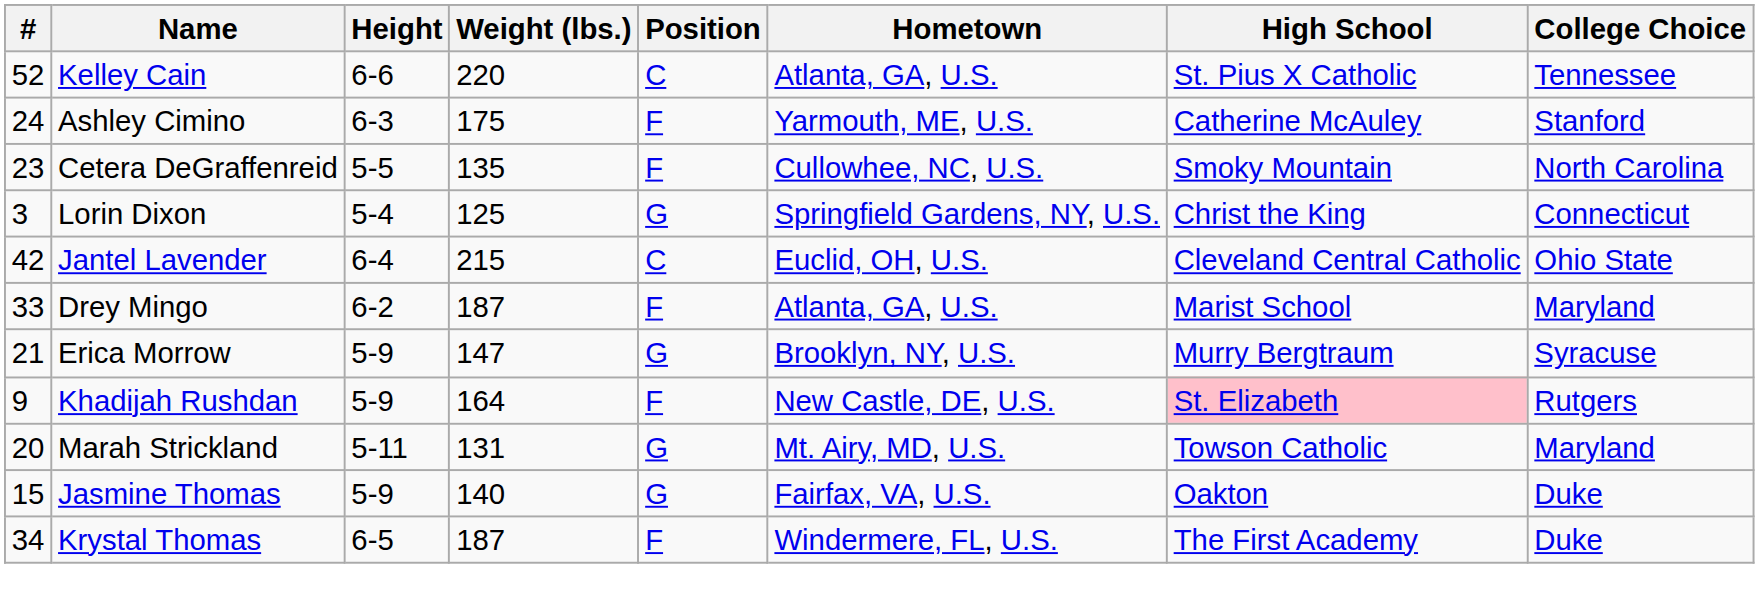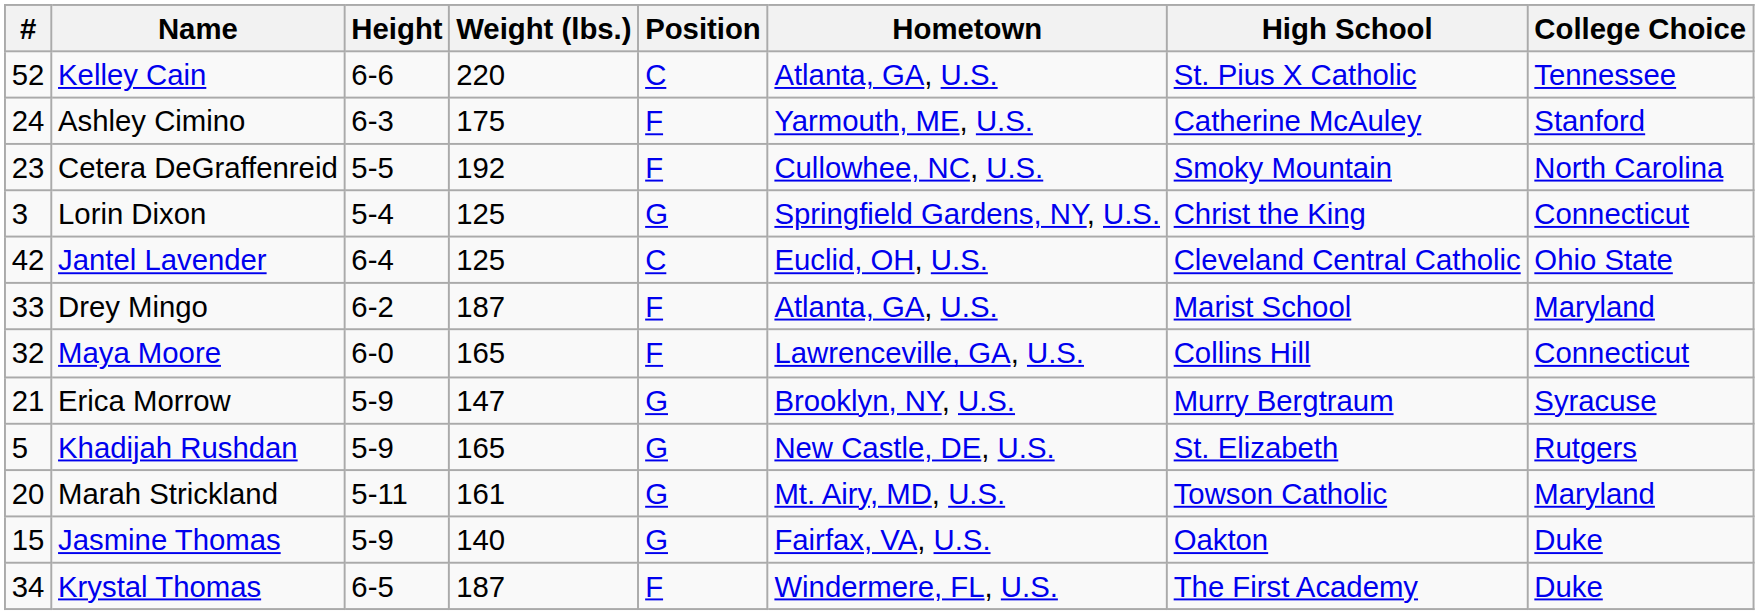(481, 168) 135 -> (481, 168) 192
(481, 261) 215 -> (481, 261) 125
+ row: (140, 353)
(20, 400) 9 -> (20, 446) 5
(481, 400) 164 -> (481, 446) 165
(654, 400) F -> (657, 446) G
(1256, 400) pink background -> (1256, 446) no background
(481, 446) 131 -> (481, 493) 161
